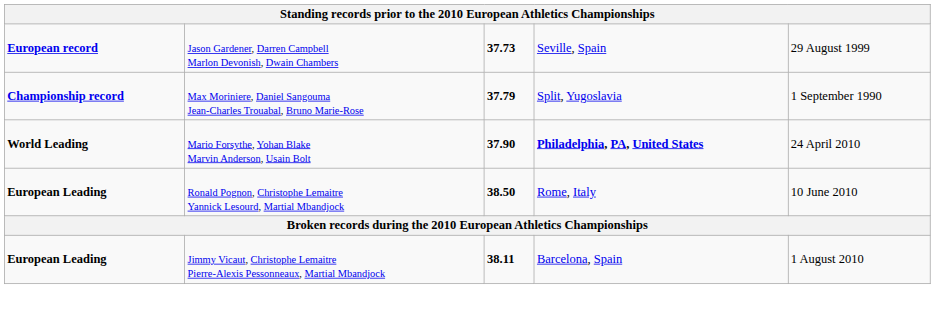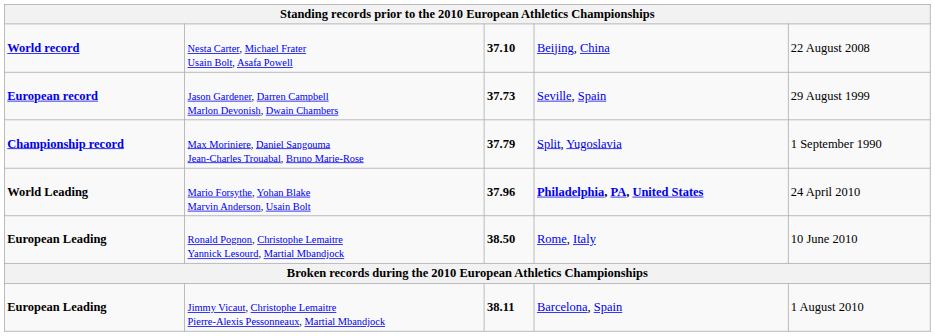+ row: (247, 56)
(501, 143) 37.90 -> (501, 191) 37.96
